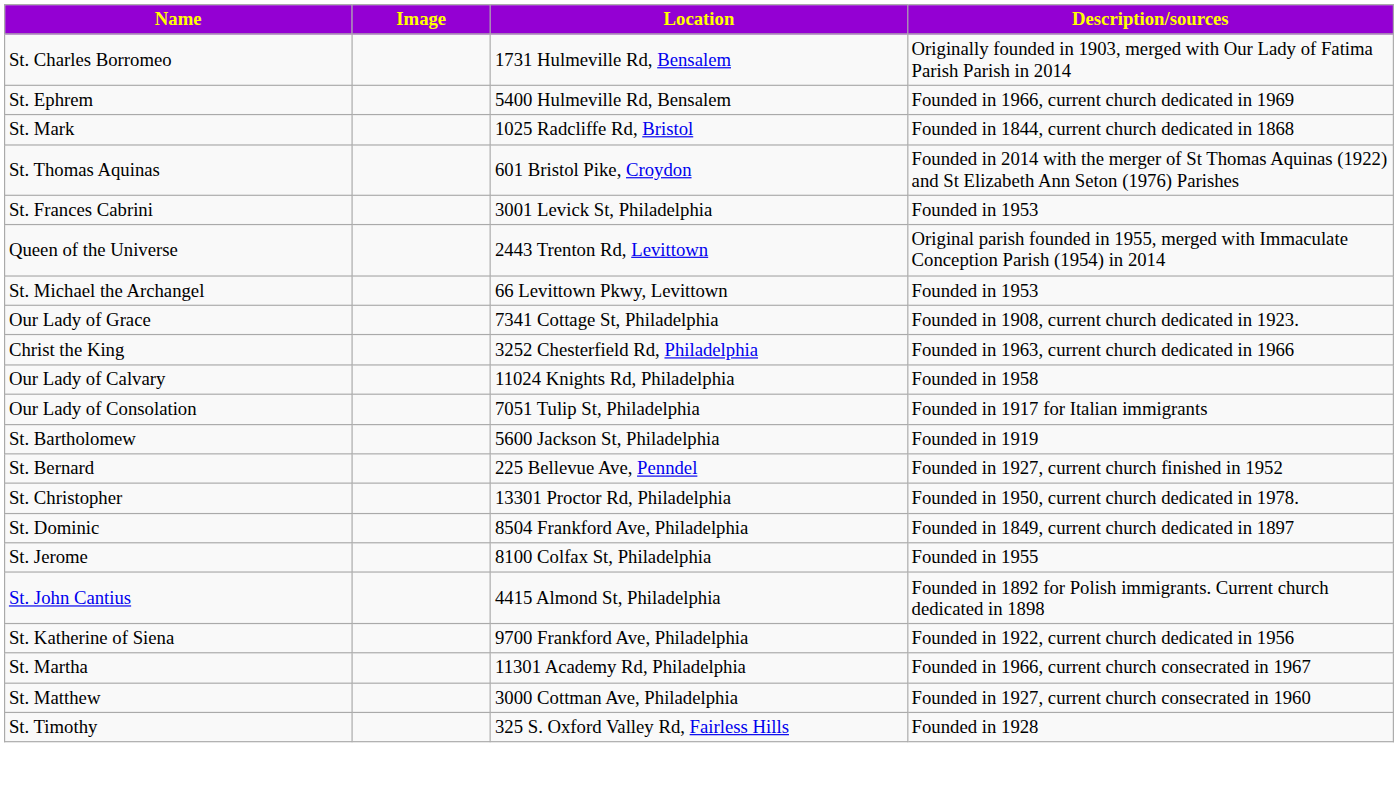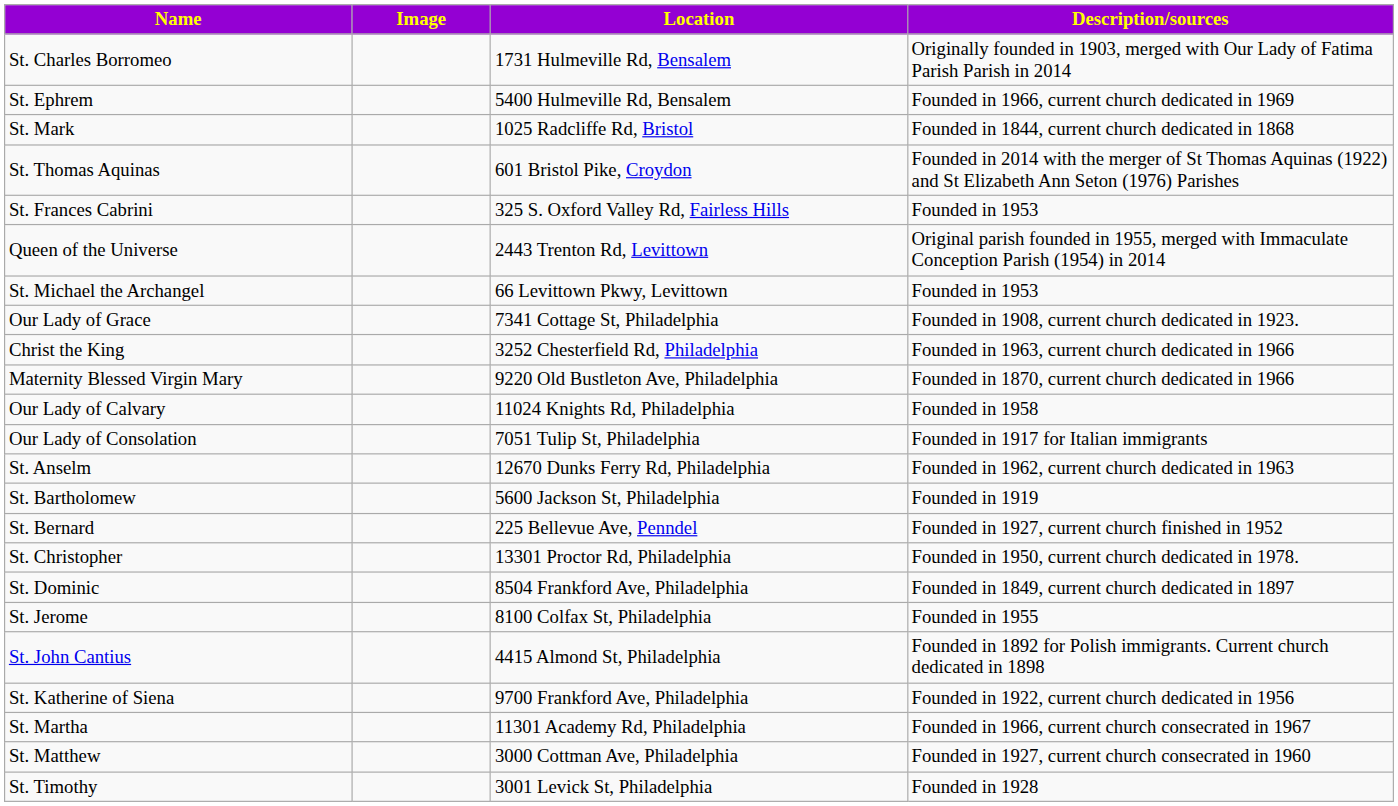(604, 209) 3001 Levick St, Philadelphia -> (642, 209) 325 S. Oxford Valley Rd, Fairless Hills
+ row: (126, 379)
+ row: (50, 468)
(642, 727) 325 S. Oxford Valley Rd, Fairless Hills -> (604, 786) 3001 Levick St, Philadelphia
